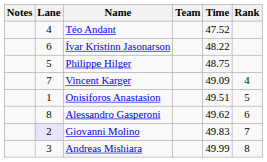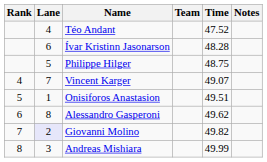columns swapped: (247, 13) <-> (20, 13)
(217, 47) 48.22 -> (217, 47) 48.28
(217, 81) 49.09 -> (217, 81) 49.07
(217, 132) 49.83 -> (217, 132) 49.82
